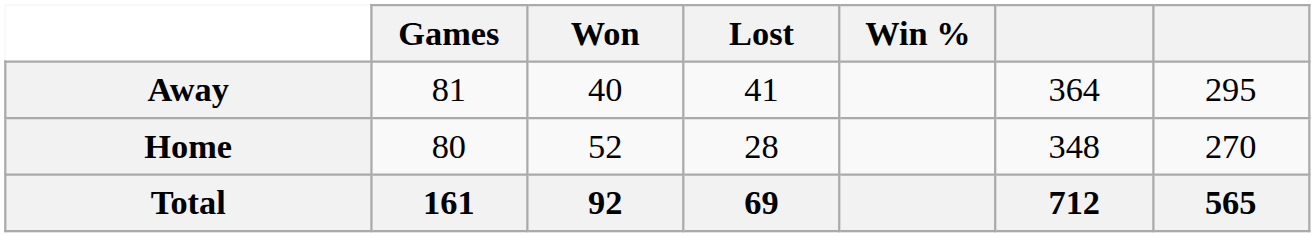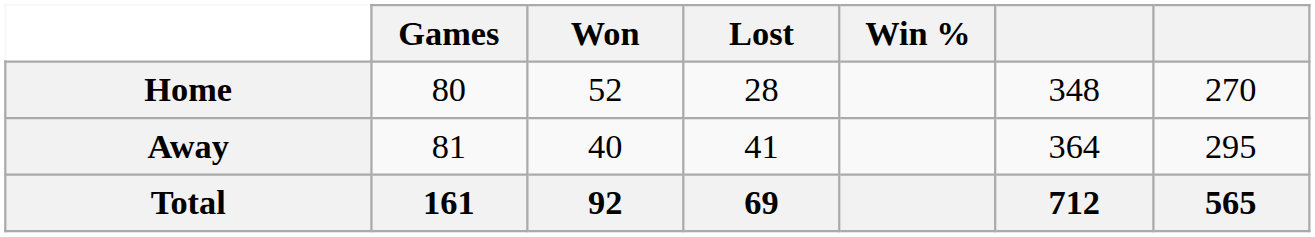rows swapped: (188, 146) <-> (188, 89)
